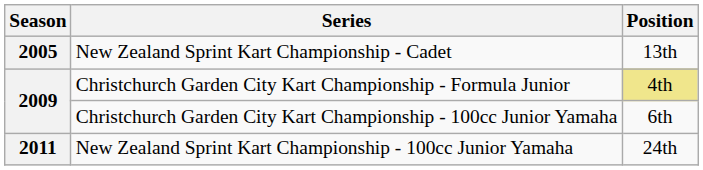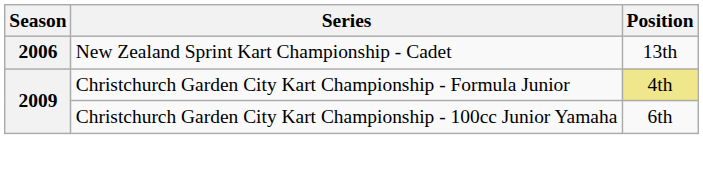(38, 52) 2005 -> (38, 52) 2006
- row: (324, 148)
